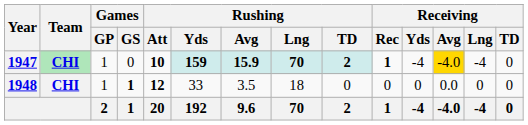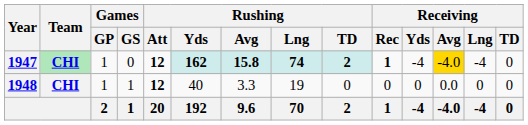(157, 62) 10 -> (157, 62) 12
(196, 62) 159 -> (196, 62) 162
(246, 62) 15.9 -> (246, 62) 15.8
(297, 62) 70 -> (297, 62) 74
(131, 85) bold -> (131, 85) normal
(196, 85) 33 -> (196, 85) 40
(246, 85) 3.5 -> (246, 85) 3.3
(297, 85) 18 -> (297, 85) 19
